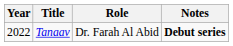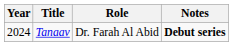(19, 32) 2022 -> (19, 32) 2024
